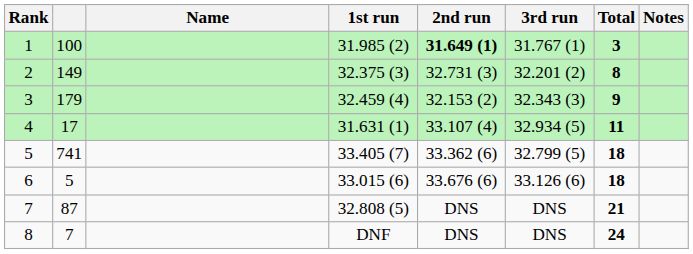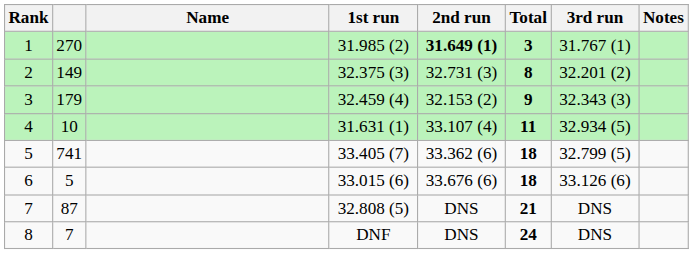columns swapped: (550, 18) <-> (616, 18)
(69, 45) 100 -> (69, 45) 270
(69, 126) 17 -> (69, 126) 10
